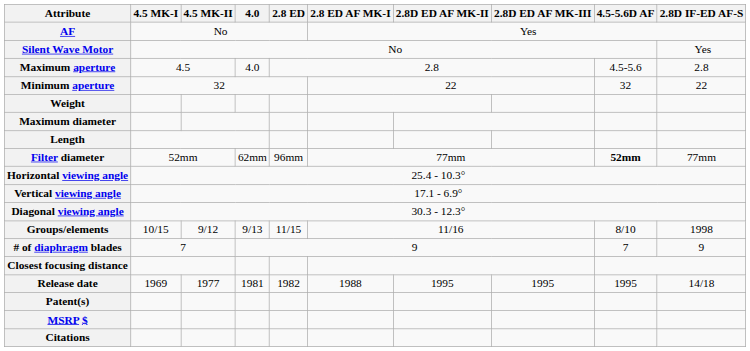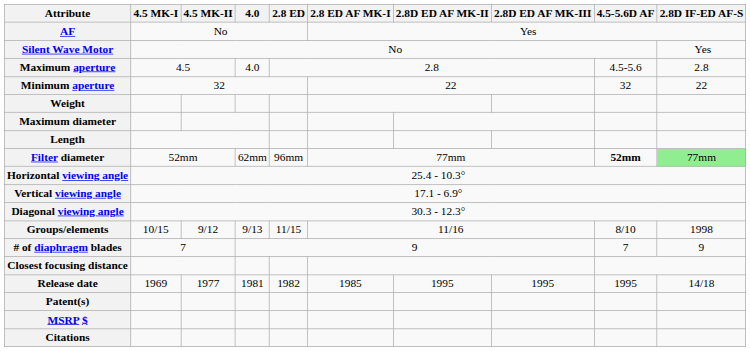(701, 157) no background -> (701, 157) lightgreen background
(350, 283) 1988 -> (350, 283) 1985
